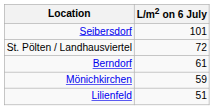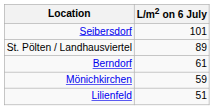(201, 47) 72 -> (201, 47) 89
